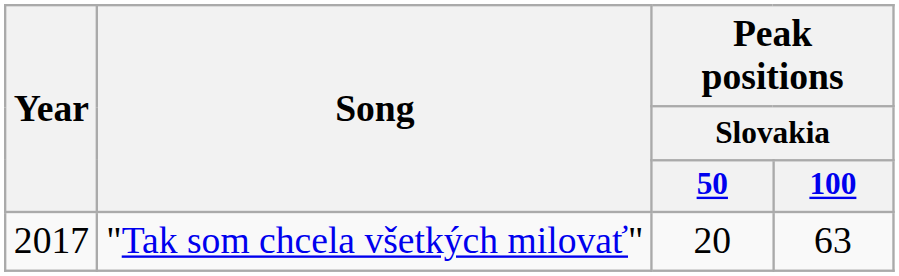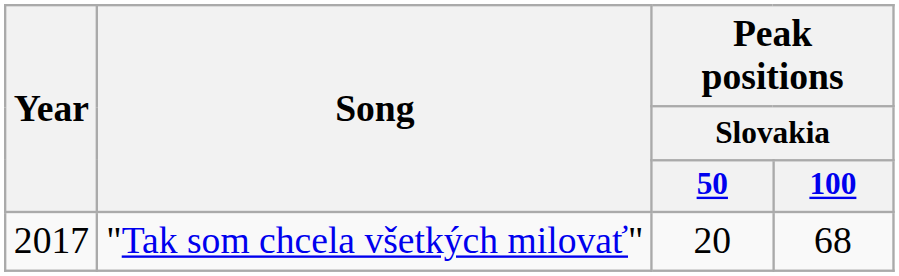(833, 241) 63 -> (833, 241) 68
